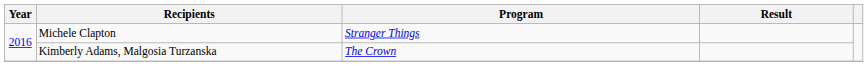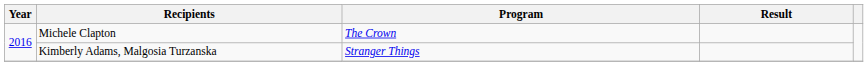(382, 33) Stranger Things -> (371, 33) The Crown
(371, 52) The Crown -> (382, 52) Stranger Things
